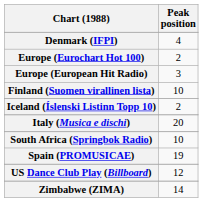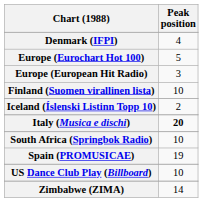(178, 57) 2 -> (178, 57) 5
(178, 123) normal -> (178, 123) bold
(178, 172) 12 -> (178, 172) 10
